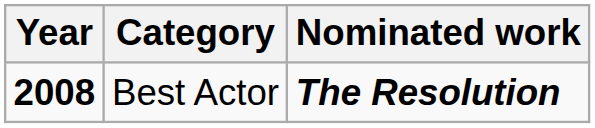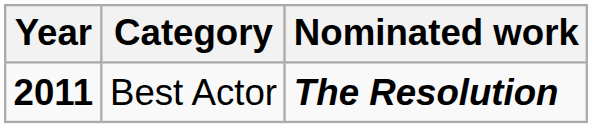(54, 91) 2008 -> (53, 91) 2011
